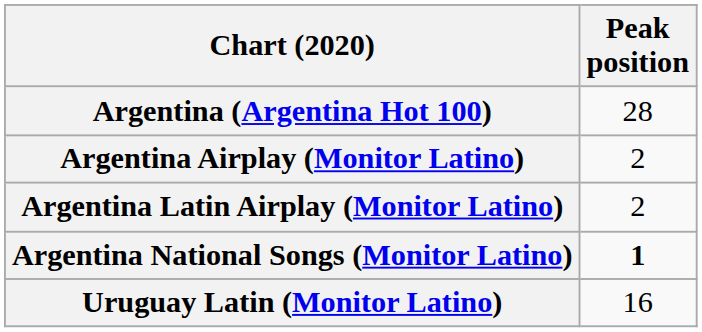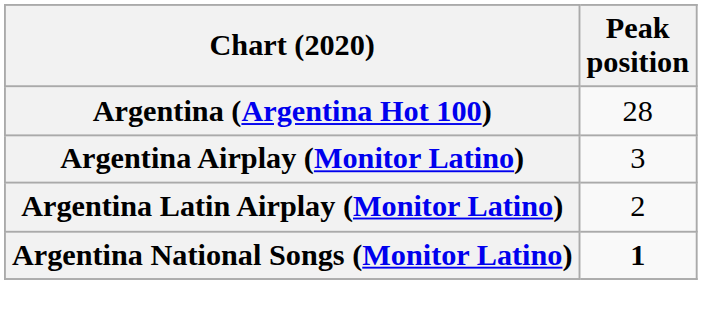(638, 158) 2 -> (638, 158) 3
- row: (292, 302)
